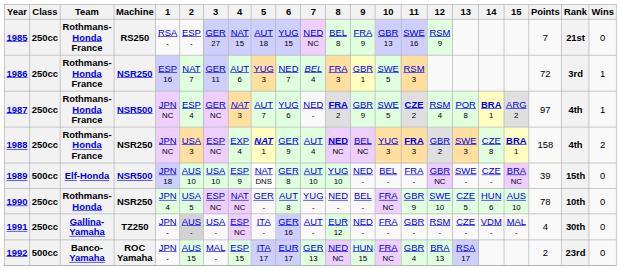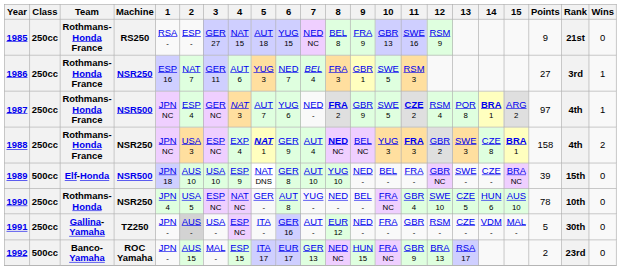(545, 37) 7 -> (545, 37) 9
(545, 73) 72 -> (545, 73) 27
(414, 202) GBR 9 -> (414, 202) GBR 4
(545, 227) 4 -> (545, 227) 5
(414, 253) GBR 4 -> (414, 253) GBR 9
